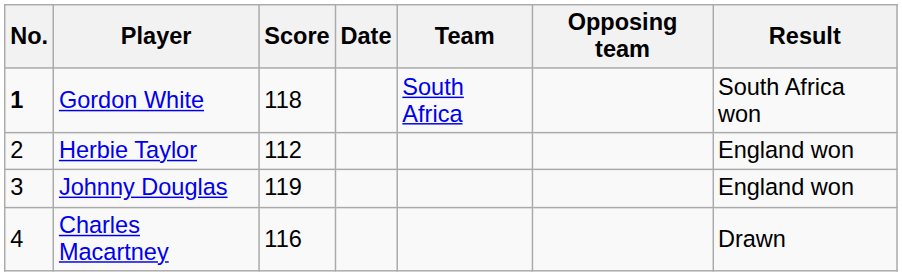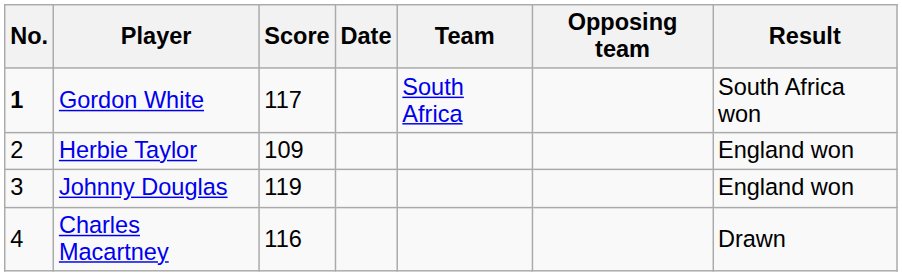(283, 100) 118 -> (283, 100) 117
(283, 150) 112 -> (284, 150) 109
